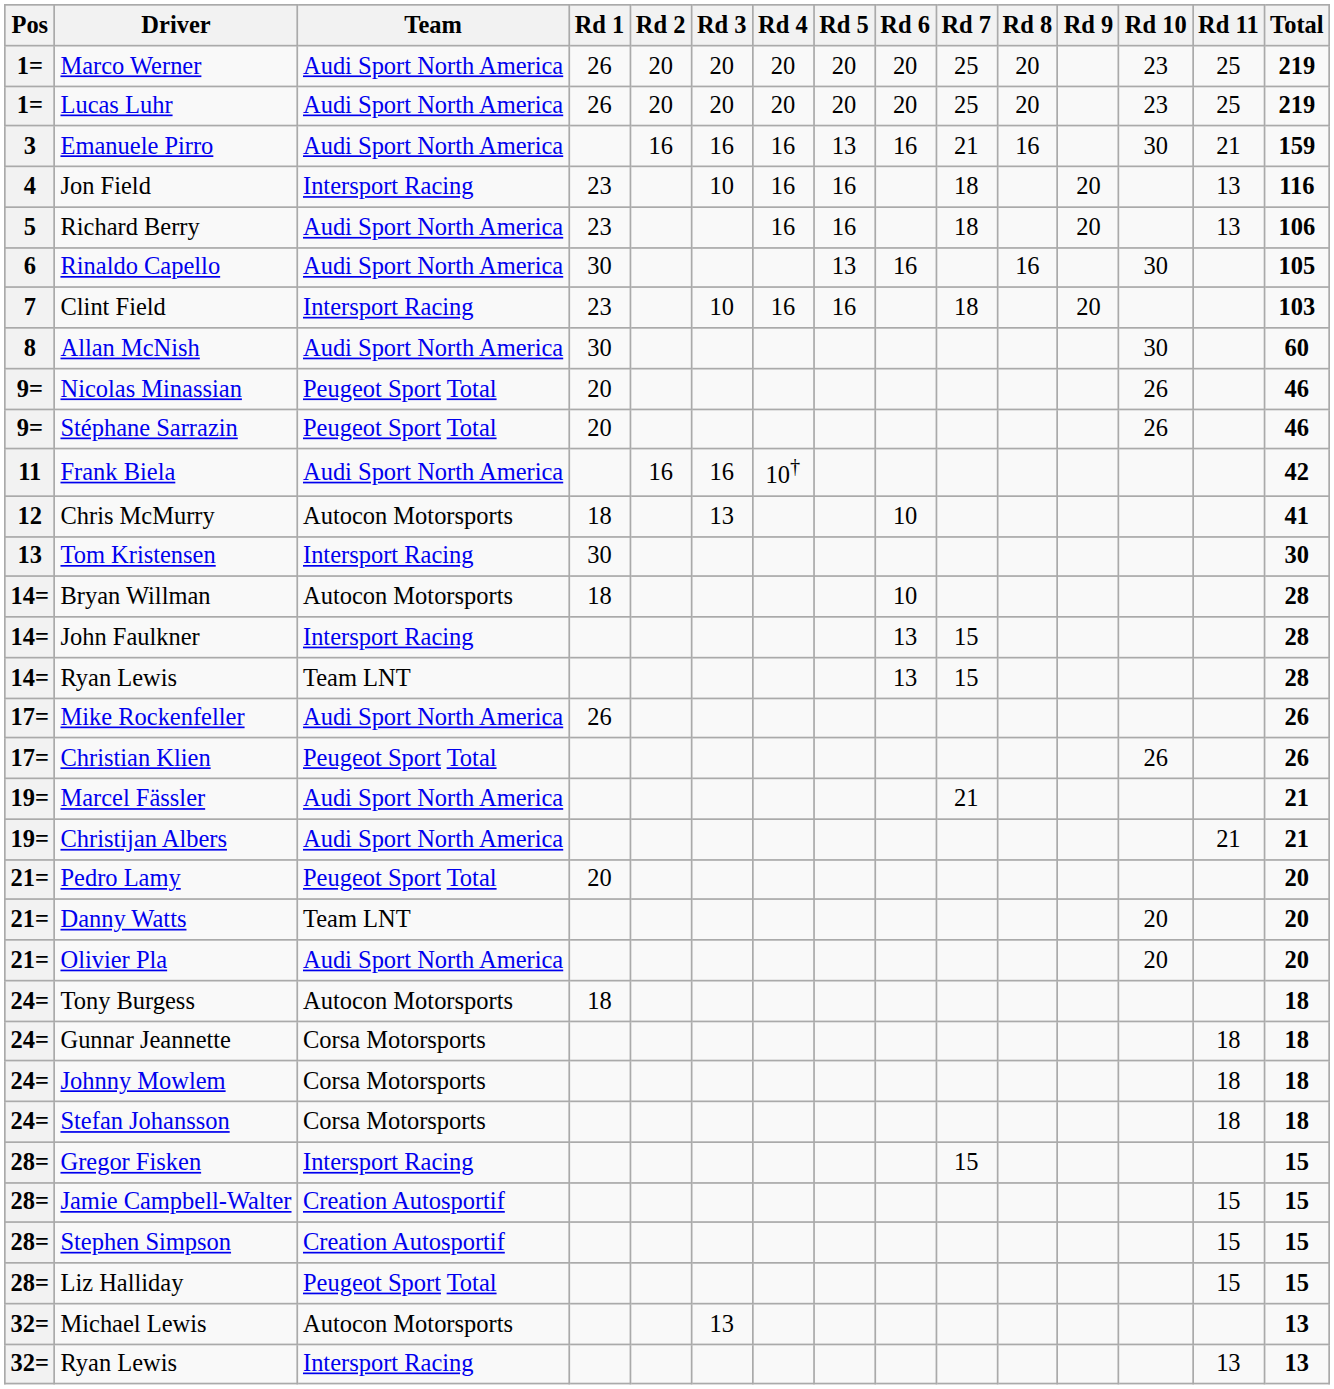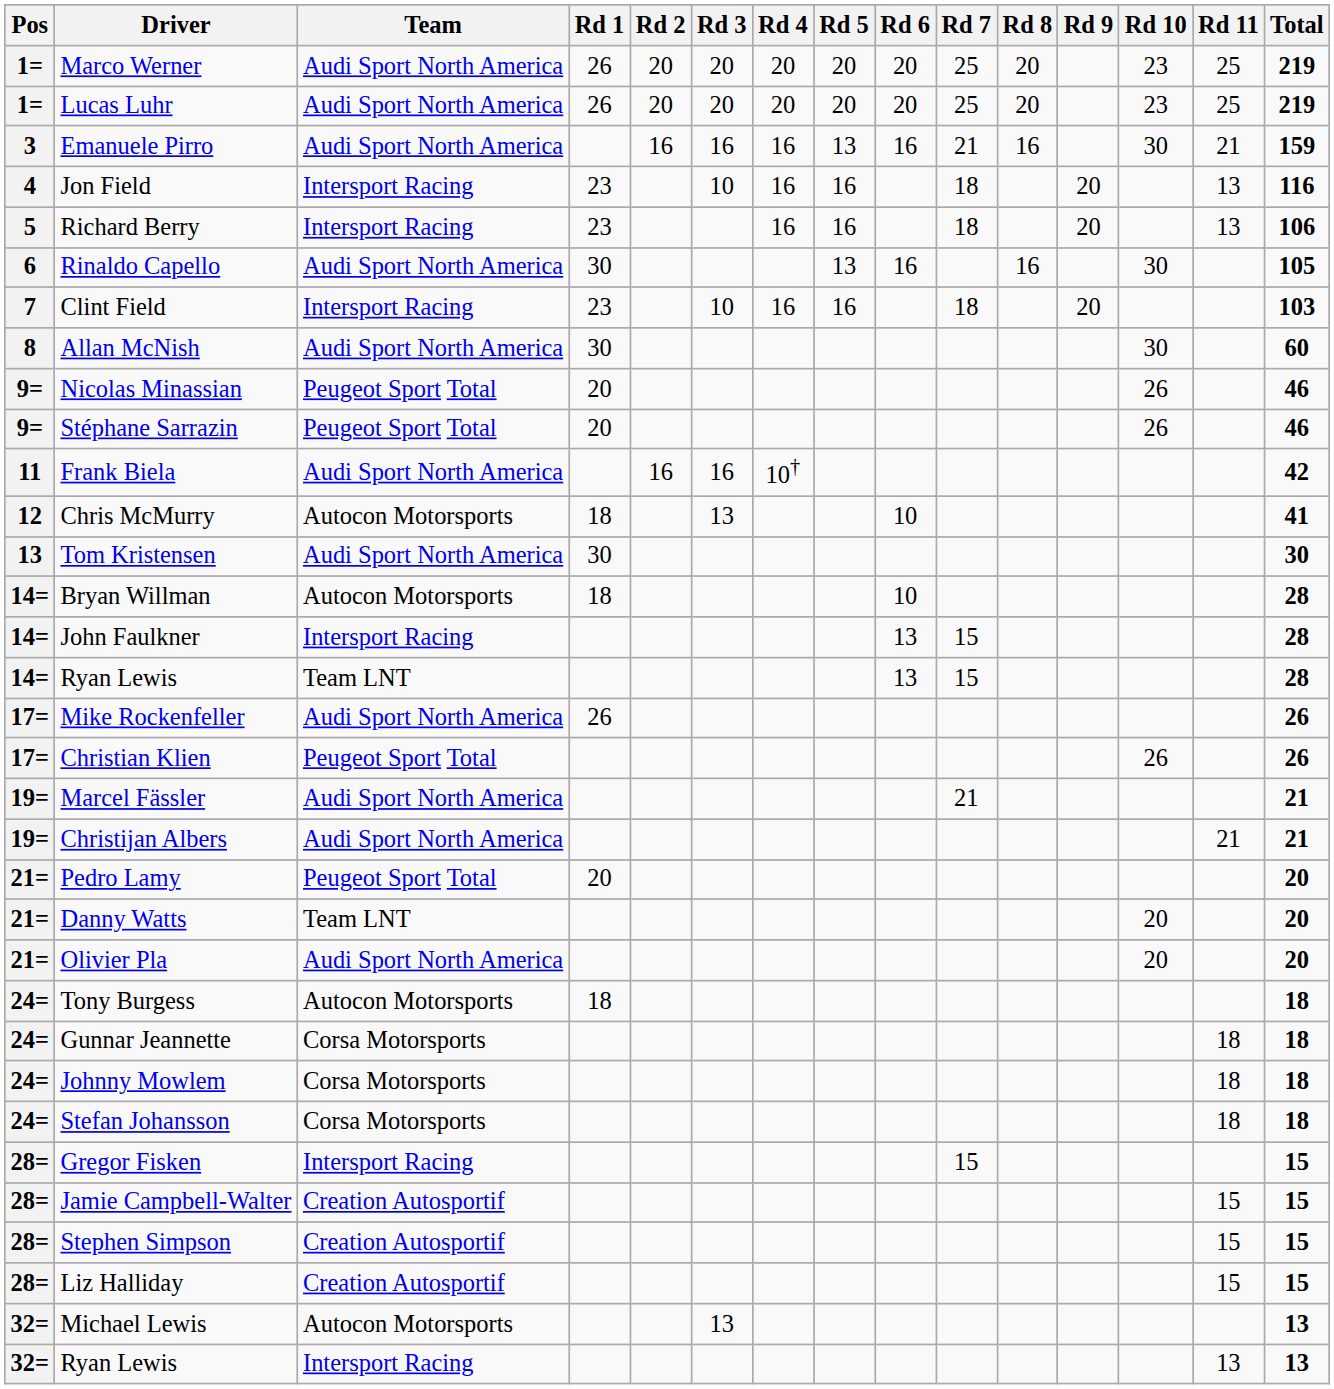(433, 226) Audi Sport North America -> (388, 226) Intersport Racing
(388, 556) Intersport Racing -> (433, 556) Audi Sport North America
(400, 1283) Peugeot Sport Total -> (404, 1283) Creation Autosportif
